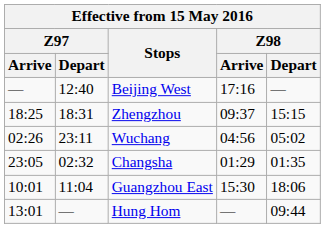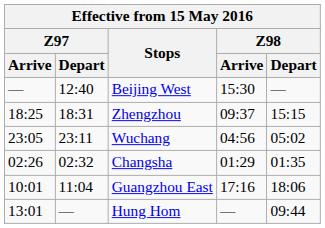(237, 89) 17:16 -> (237, 89) 15:30
(26, 138) 02:26 -> (26, 138) 23:05
(26, 162) 23:05 -> (26, 162) 02:26
(237, 187) 15:30 -> (237, 187) 17:16
